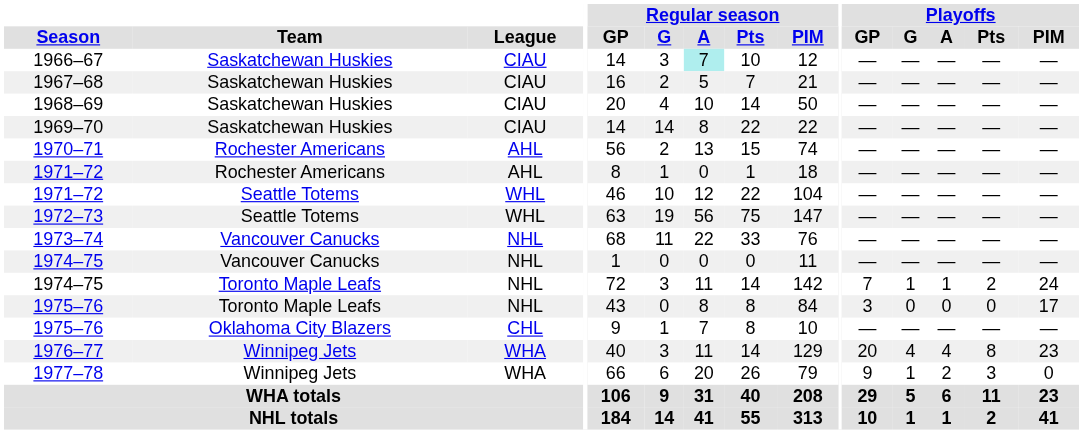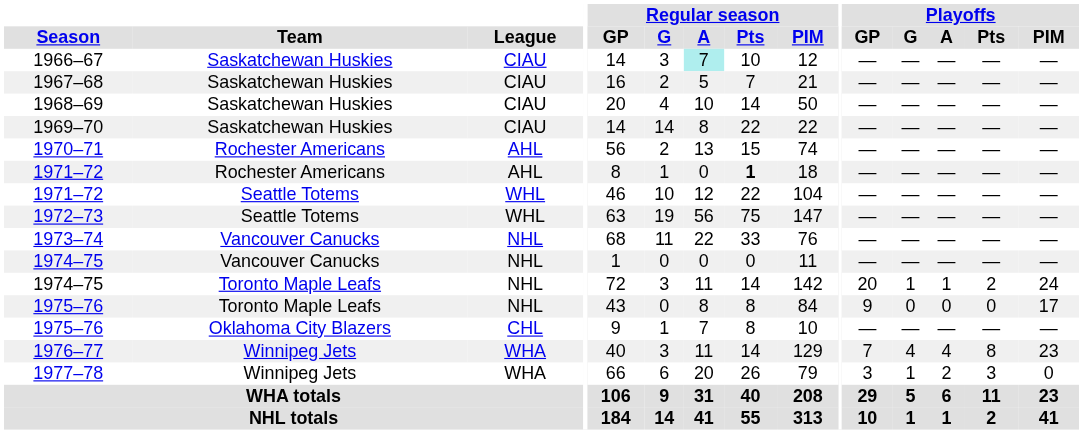(751, 171) normal -> (751, 171) bold
(867, 283) 7 -> (867, 283) 20
(867, 306) 3 -> (867, 306) 9
(867, 351) 20 -> (867, 351) 7
(867, 373) 9 -> (867, 373) 3
